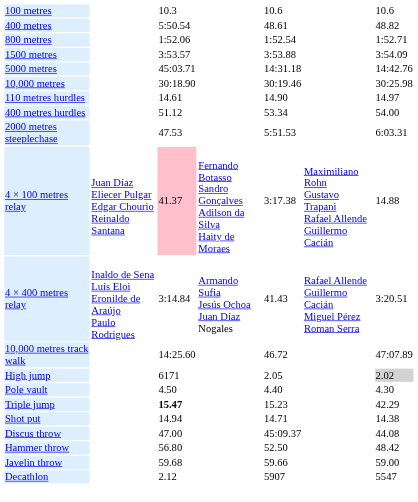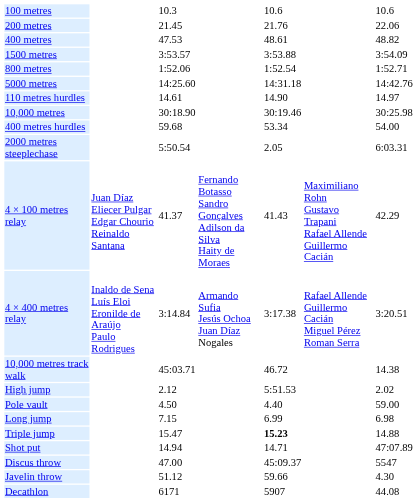+ row: (28, 25)
(174, 25) 5:50.54 -> (170, 40) 47.53
rows swapped: (28, 40) <-> (31, 54)
(177, 69) 45:03.71 -> (177, 83) 14:25.60
rows swapped: (35, 83) <-> (45, 98)
(170, 112) 51.12 -> (170, 127) 59.68
(170, 133) 47.53 -> (174, 147) 5:50.54
(280, 133) 5:51.53 -> (273, 147) 2.05
(170, 201) pink background -> (170, 215) no background
(280, 201) 3:17.38 -> (276, 215) 41.43
(387, 201) 14.88 -> (387, 215) 42.29
(276, 298) 41.43 -> (280, 313) 3:17.38
(177, 354) 14:25.60 -> (177, 369) 45:03.71
(394, 354) 47:07.89 -> (387, 369) 14.38
(169, 375) 6171 -> (168, 389) 2.12
(273, 375) 2.05 -> (280, 389) 5:51.53
(385, 375) lightgrey background -> (385, 389) no background
(385, 389) 4.30 -> (387, 404) 59.00
+ row: (28, 418)
(170, 404) bold -> (170, 433) normal
(276, 404) normal -> (276, 433) bold
(387, 404) 42.29 -> (387, 433) 14.88
(387, 418) 14.38 -> (394, 448) 47:07.89
(387, 433) 44.08 -> (386, 462) 5547
- row: (37, 448)
(170, 462) 59.68 -> (170, 477) 51.12
(387, 462) 59.00 -> (385, 477) 4.30
(168, 477) 2.12 -> (169, 491) 6171
(386, 477) 5547 -> (387, 491) 44.08
